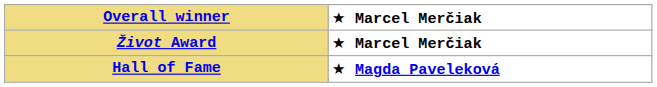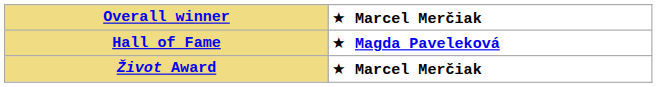rows swapped: (167, 69) <-> (166, 43)
